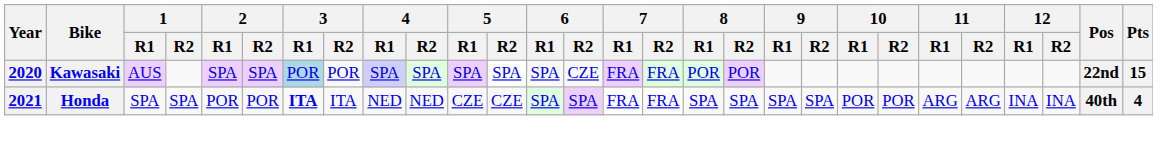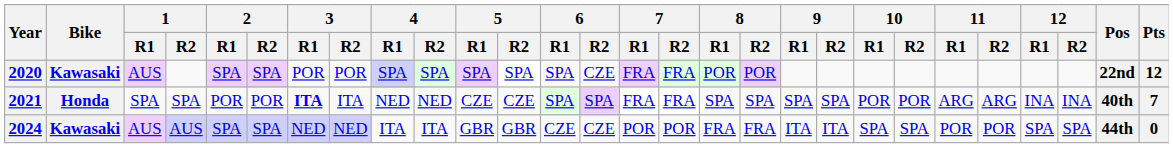(303, 73) lightblue background -> (308, 73) no background
(1138, 73) 15 -> (1154, 73) 12
(1138, 101) 4 -> (1154, 101) 7
+ row: (25, 128)
